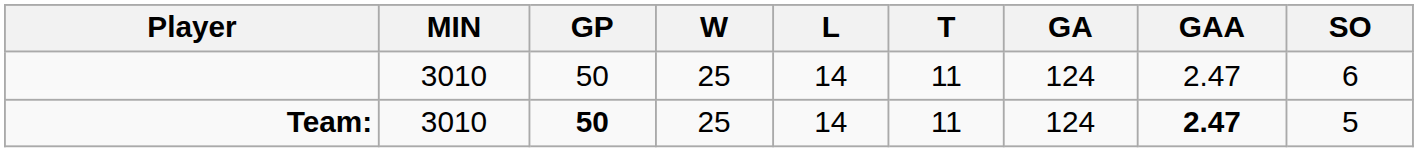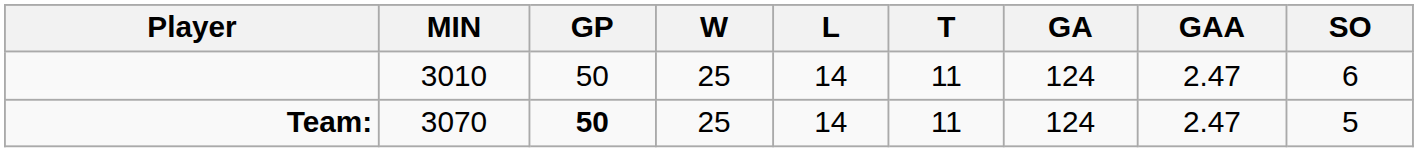(454, 122) 3010 -> (454, 122) 3070
(1212, 122) bold -> (1212, 122) normal
